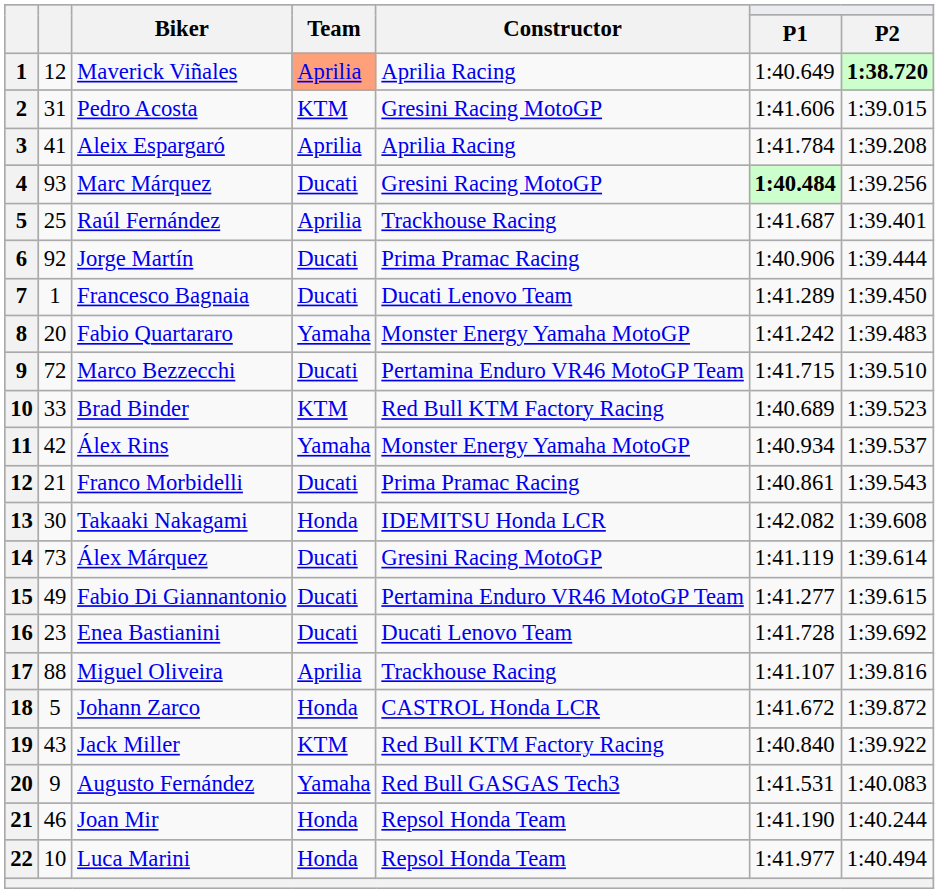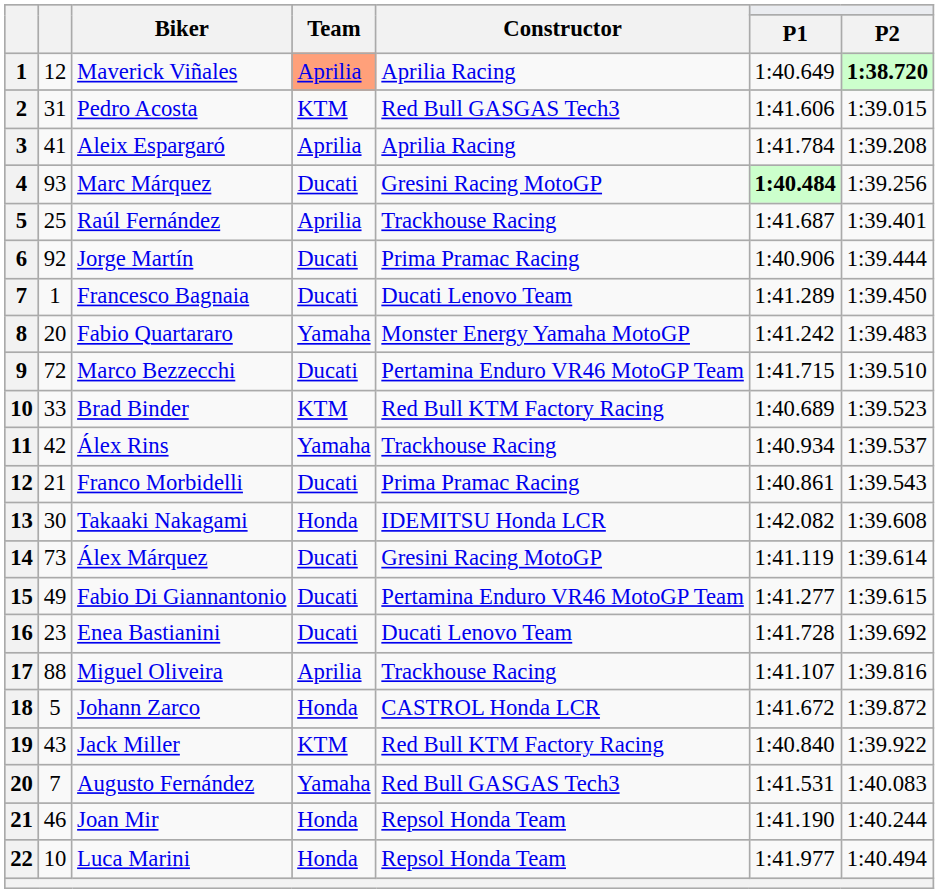(492, 108) Gresini Racing MotoGP -> (500, 108) Red Bull GASGAS Tech3
(536, 445) Monster Energy Yamaha MotoGP -> (469, 445) Trackhouse Racing
(55, 782) 9 -> (55, 782) 7
